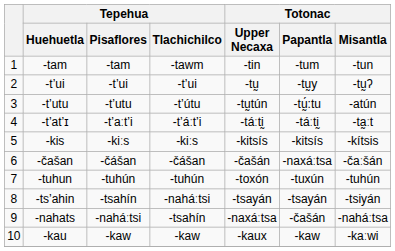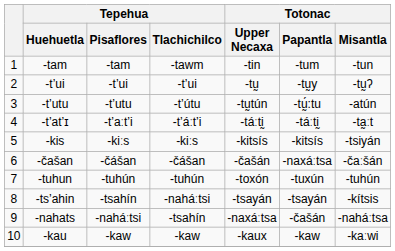(363, 141) -kítsis -> (363, 141) -tsiyán
(363, 198) -tsiyán -> (363, 198) -kítsis
